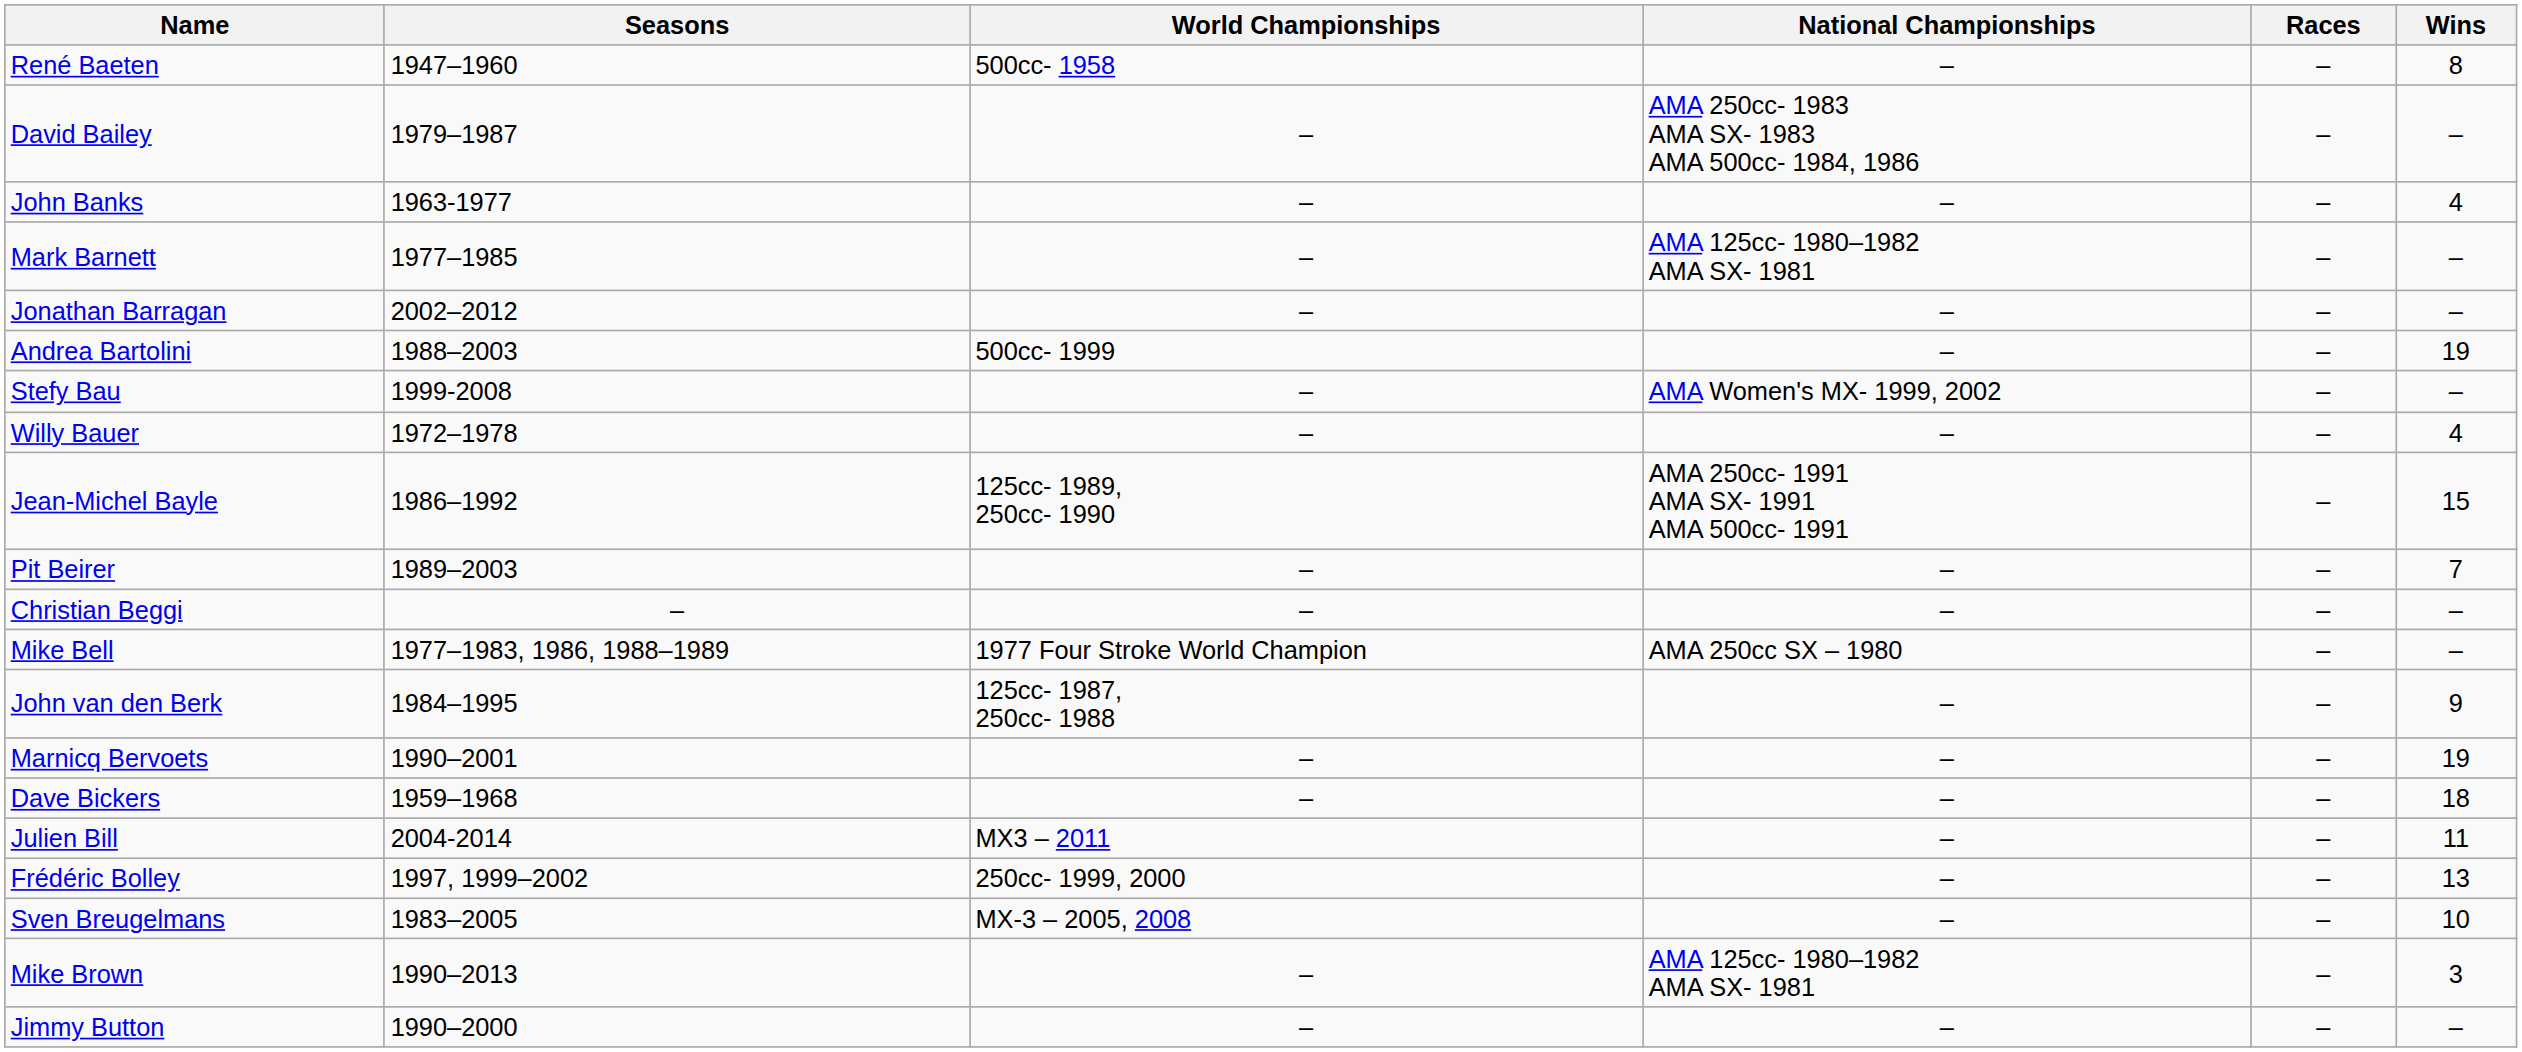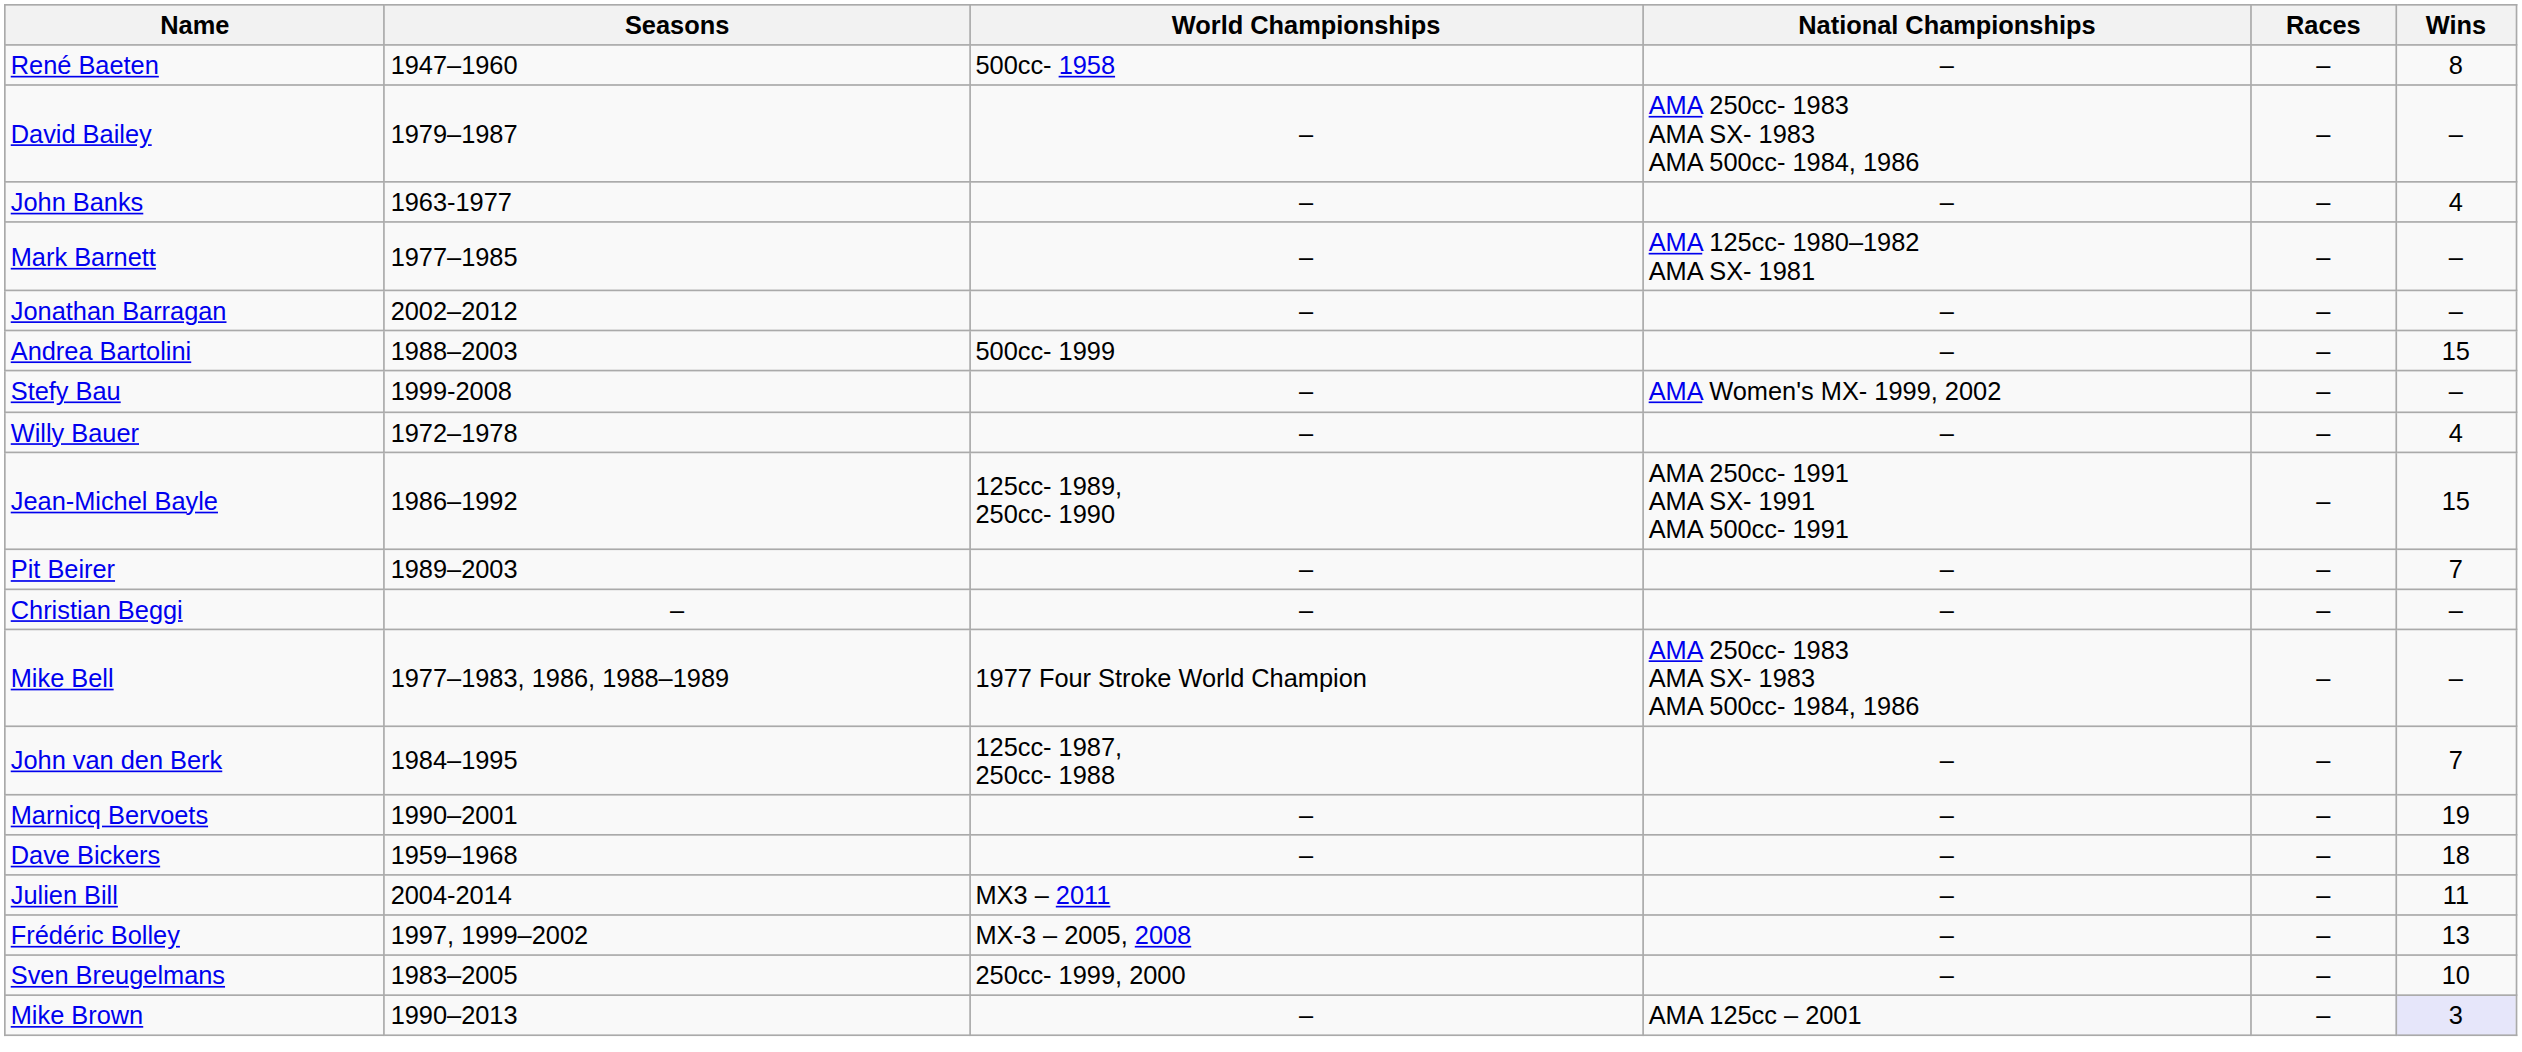(2456, 351) 19 -> (2456, 351) 15
(1776, 649) AMA 250cc SX – 1980 -> (1784, 678) AMA 250cc- 1983 AMA SX- 1983 AMA 500cc- 1984, 1986
(2456, 704) 9 -> (2456, 760) 7
(1081, 879) 250cc- 1999, 2000 -> (1083, 935) MX-3 – 2005, 2008
(1083, 919) MX-3 – 2005, 2008 -> (1081, 976) 250cc- 1999, 2000
(1784, 973) AMA 125cc- 1980–1982 AMA SX- 1981 -> (1755, 1016) AMA 125cc – 2001
(2456, 973) no background -> (2456, 1016) lavender background
- row: (88, 1028)
